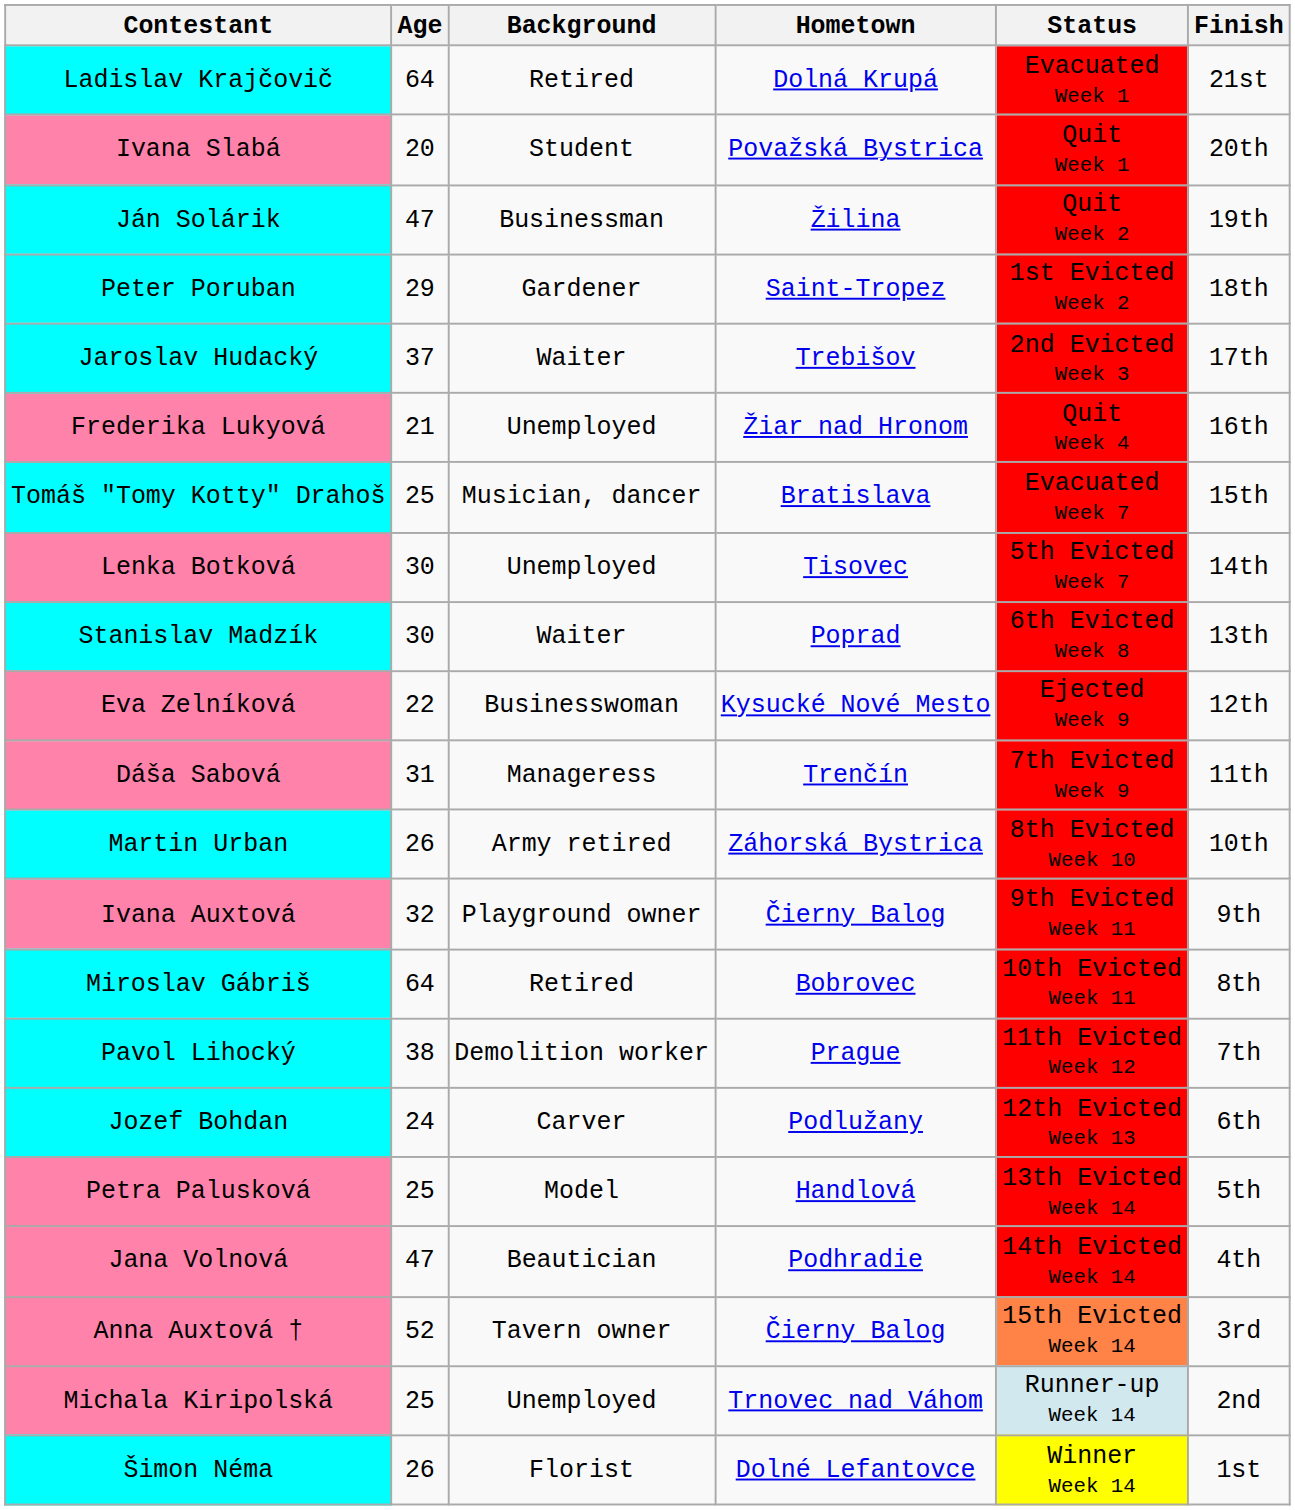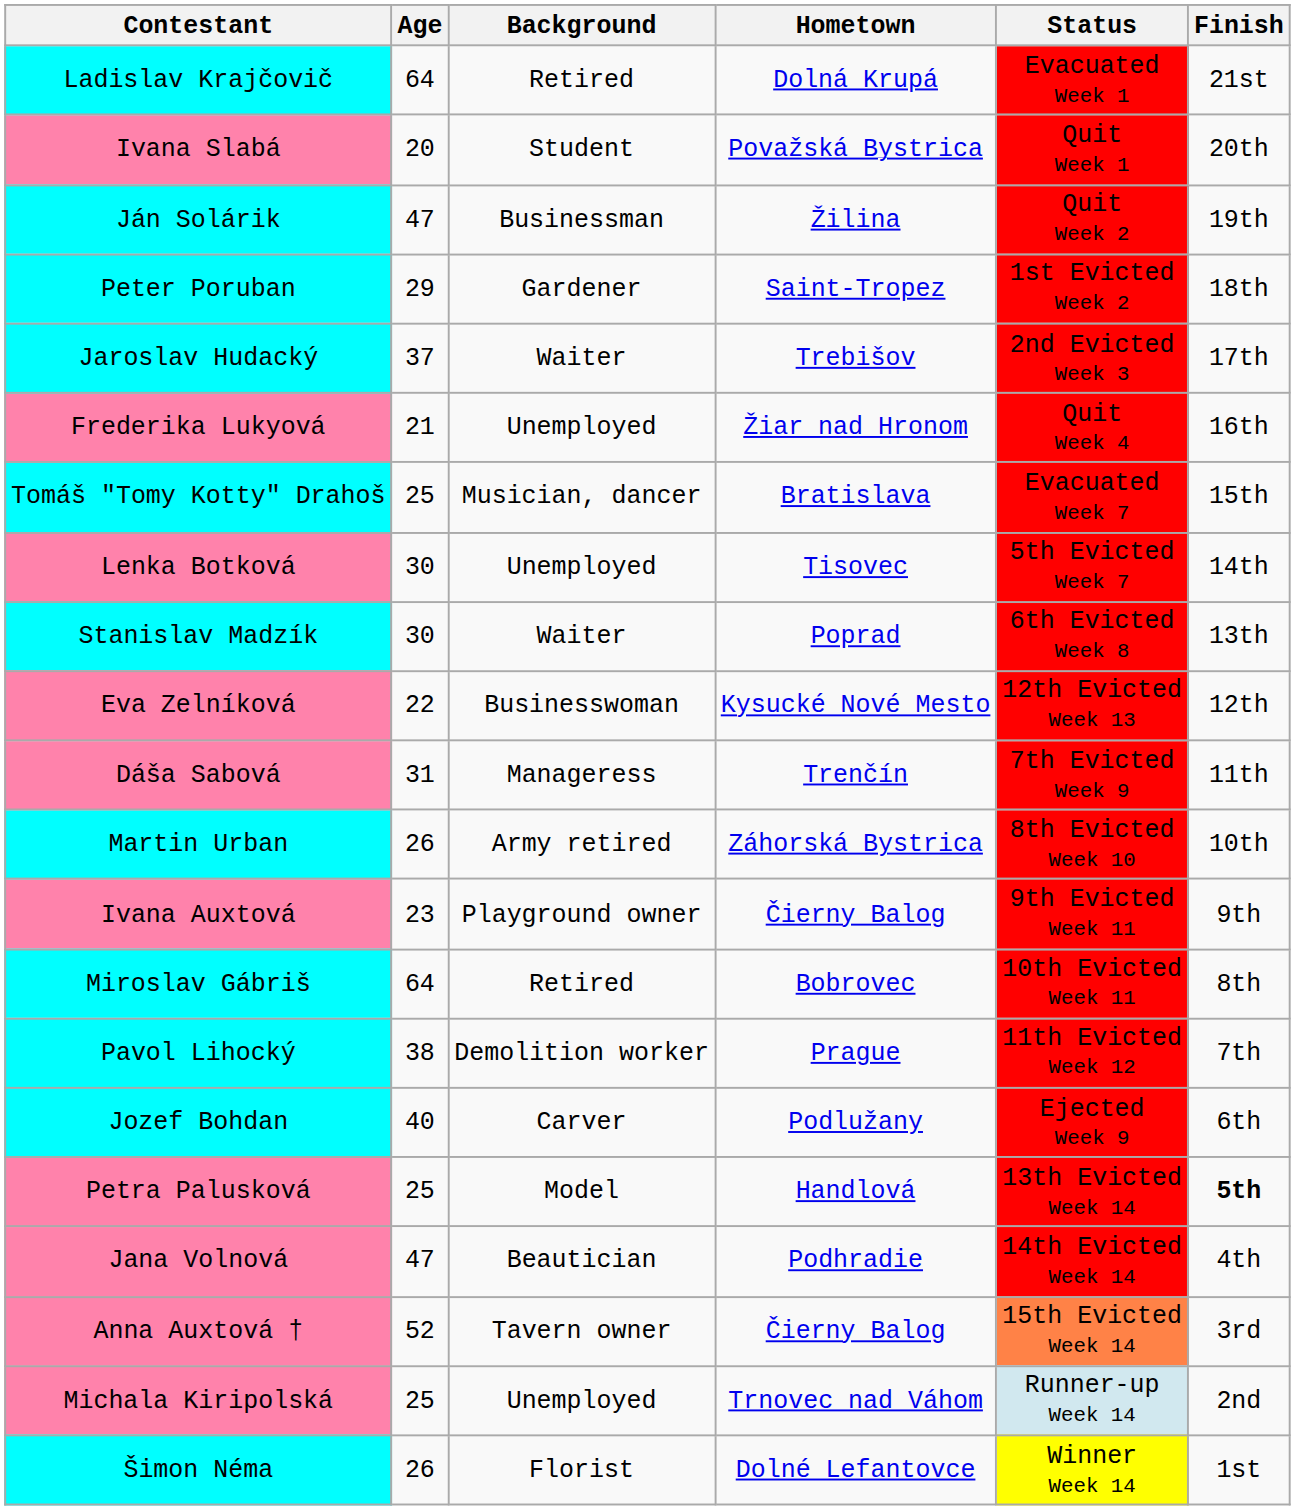(1092, 705) Ejected Week 9 -> (1092, 705) 12th Evicted Week 13
(420, 914) 32 -> (420, 914) 23
(420, 1123) 24 -> (420, 1123) 40
(1092, 1122) 12th Evicted Week 13 -> (1092, 1122) Ejected Week 9
(1239, 1192) normal -> (1239, 1192) bold
